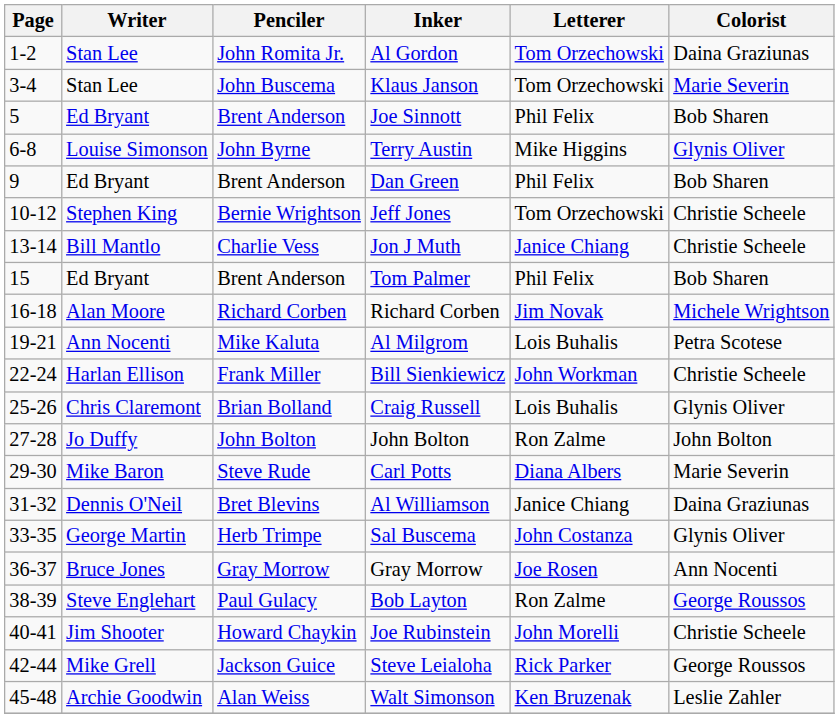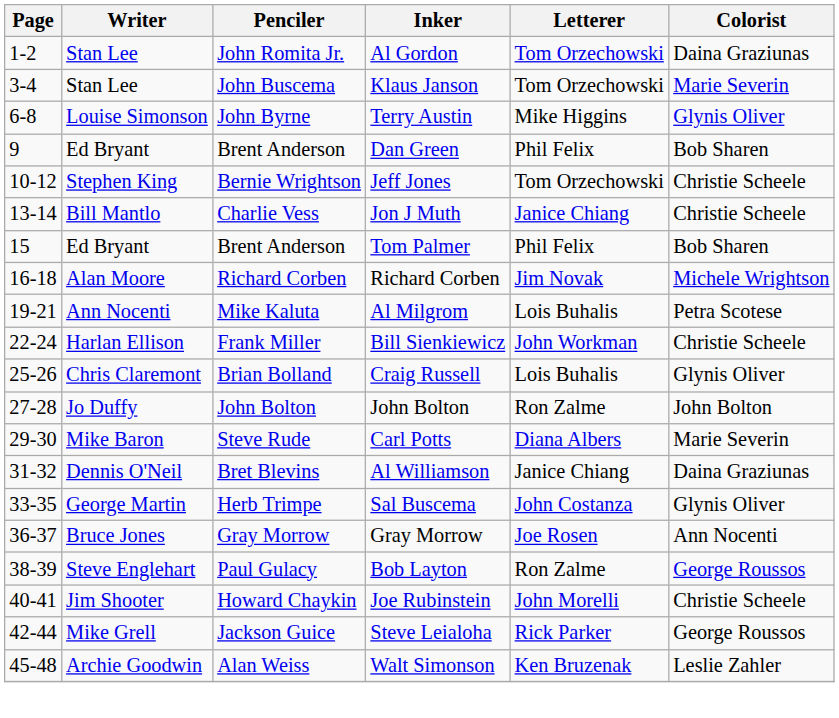- row: (416, 117)
